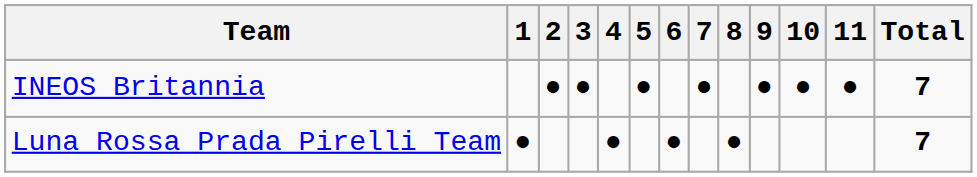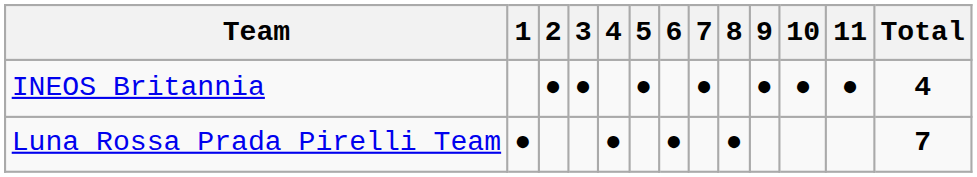(923, 88) 7 -> (923, 88) 4
